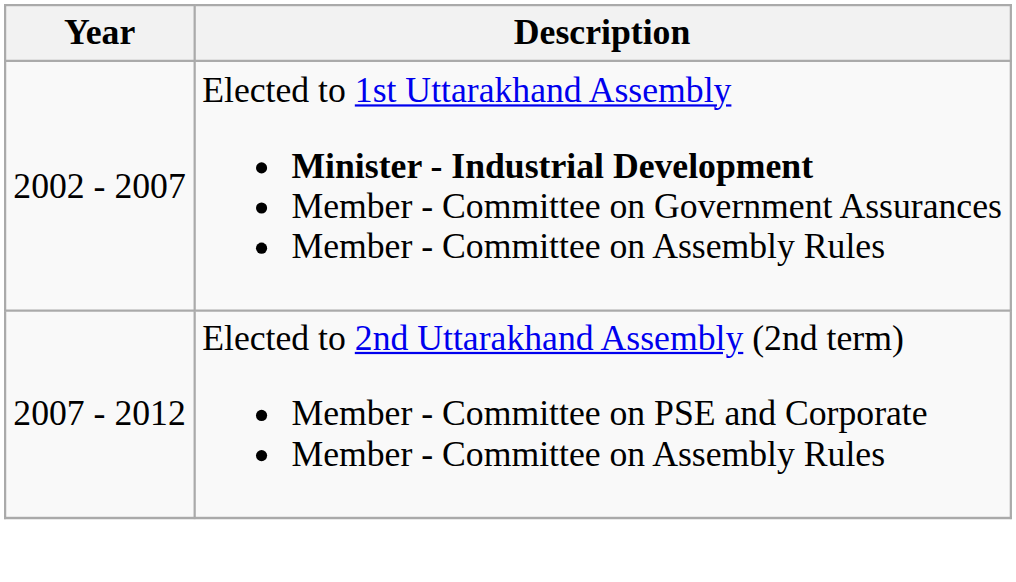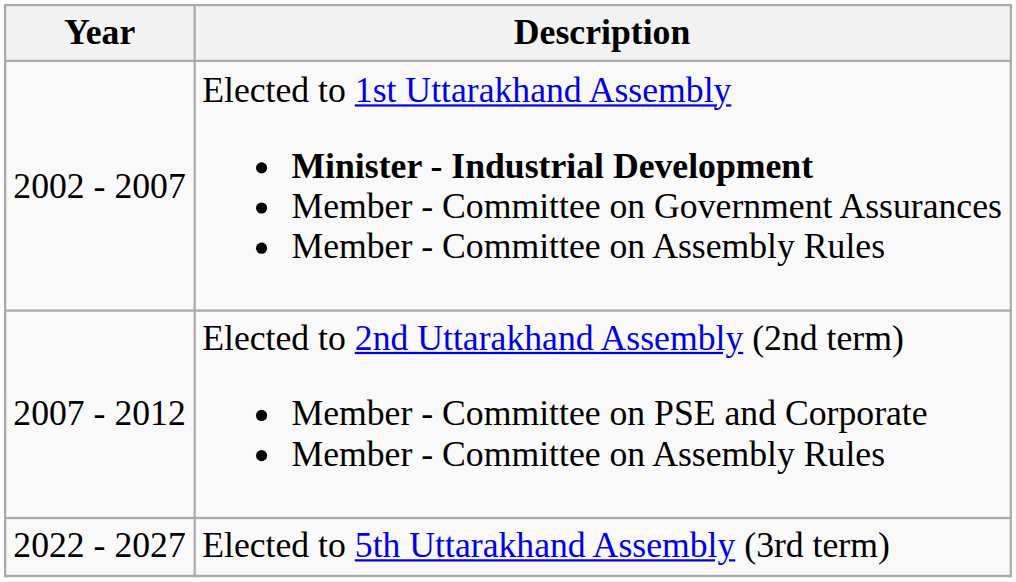+ row: (546, 545)
